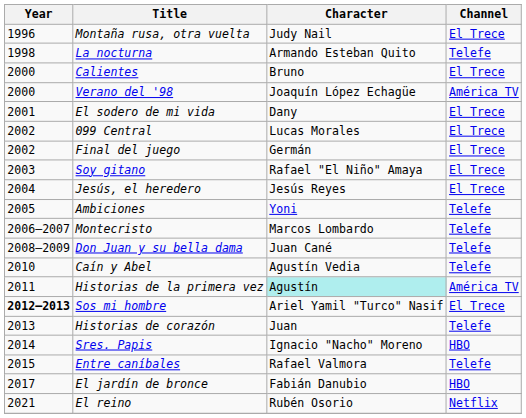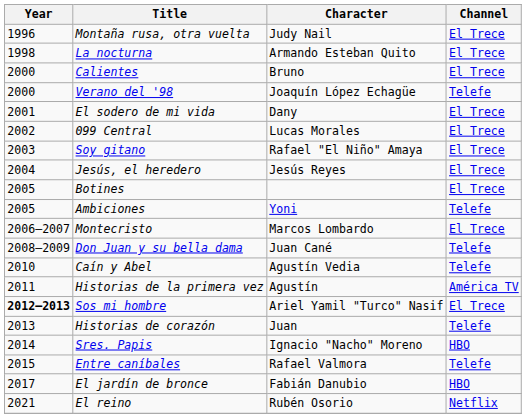(470, 53) Telefe -> (477, 53) El Trece
(484, 92) América TV -> (470, 92) Telefe
- row: (128, 150)
+ row: (100, 189)
(470, 228) Telefe -> (477, 228) El Trece
(294, 286) paleturquoise background -> (294, 286) no background
